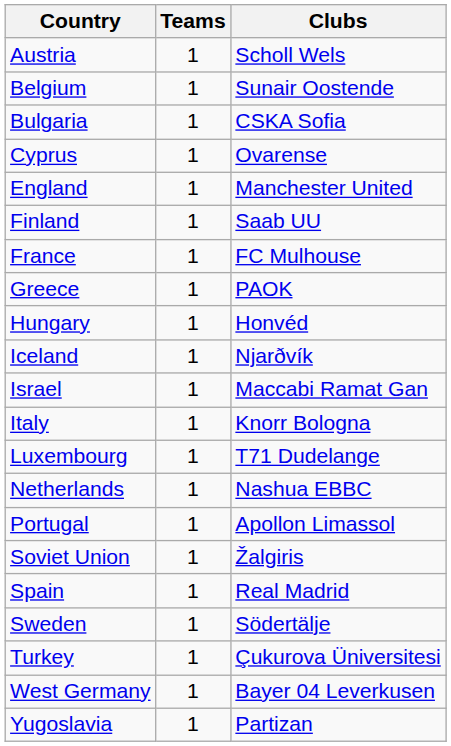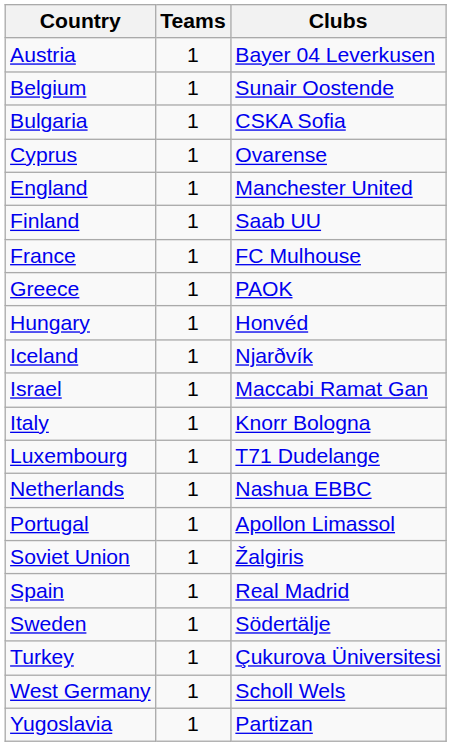(290, 54) Scholl Wels -> (335, 54) Bayer 04 Leverkusen
(335, 691) Bayer 04 Leverkusen -> (290, 691) Scholl Wels
